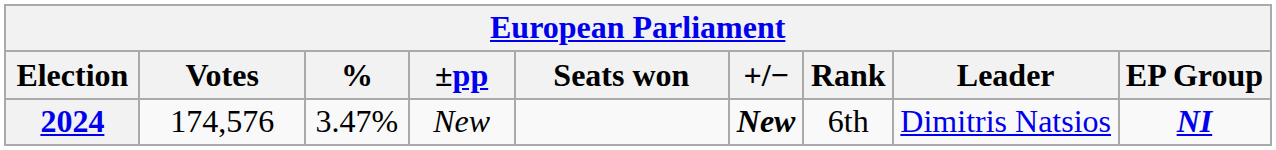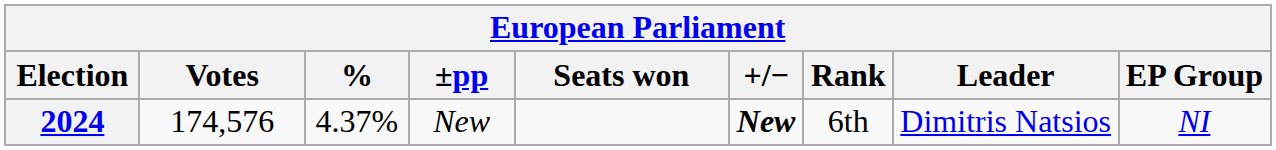(357, 121) 3.47% -> (357, 121) 4.37%
(1194, 121) bold -> (1194, 121) normal
